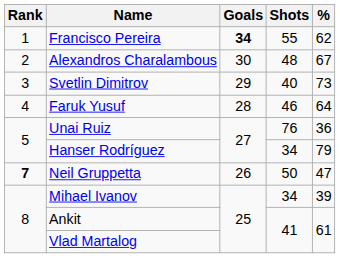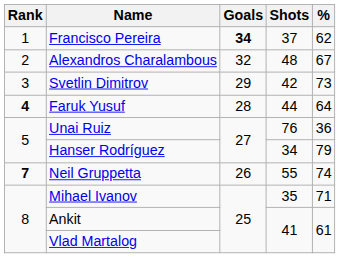(289, 38) 55 -> (289, 38) 37
(243, 60) 30 -> (243, 60) 32
(289, 83) 40 -> (289, 83) 42
(25, 106) normal -> (25, 106) bold
(289, 106) 46 -> (289, 106) 44
(289, 173) 50 -> (289, 173) 55
(324, 173) 47 -> (324, 173) 74
(289, 196) 34 -> (289, 196) 35
(324, 196) 39 -> (324, 196) 71
